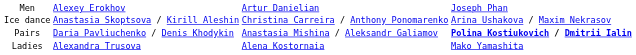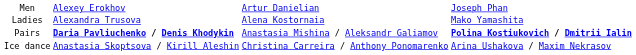rows swapped: (27, 46) <-> (27, 20)
(144, 33) normal -> (144, 33) bold
